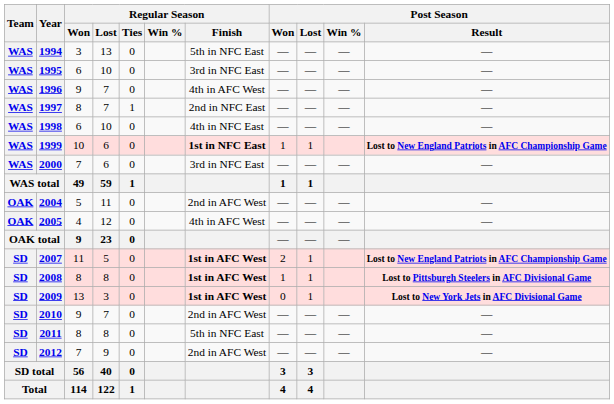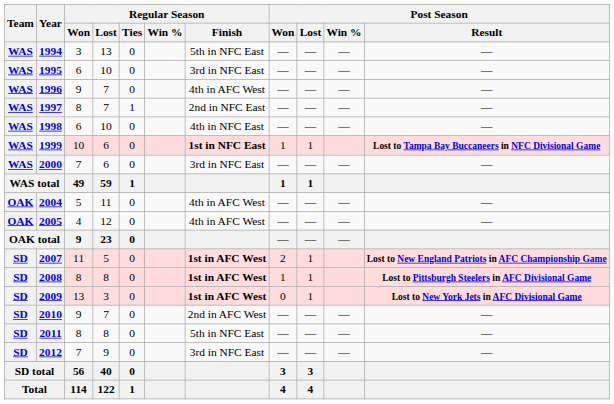(487, 146) Lost to New England Patriots in AFC Championship Game -> (487, 146) Lost to Tampa Bay Buccaneers in NFC Divisional Game
(227, 202) 2nd in AFC West -> (227, 202) 4th in AFC West
(227, 352) 2nd in AFC West -> (227, 352) 3rd in NFC East
